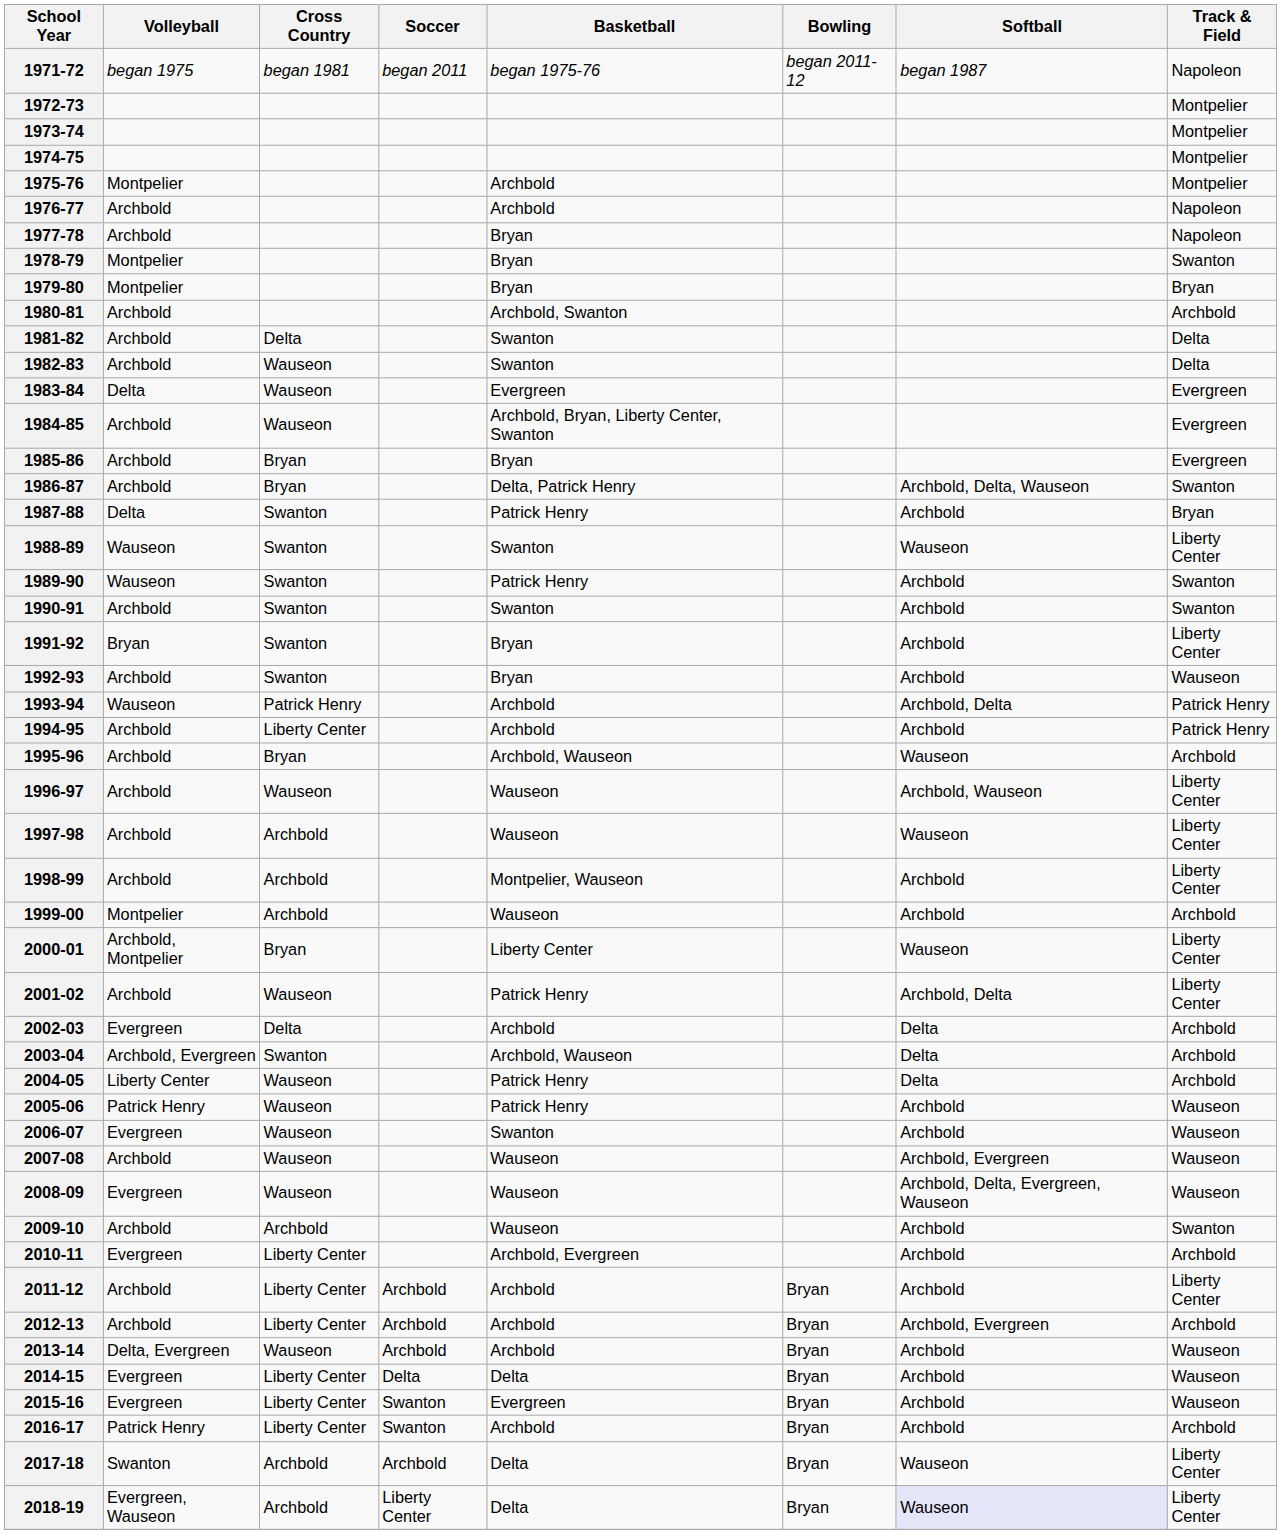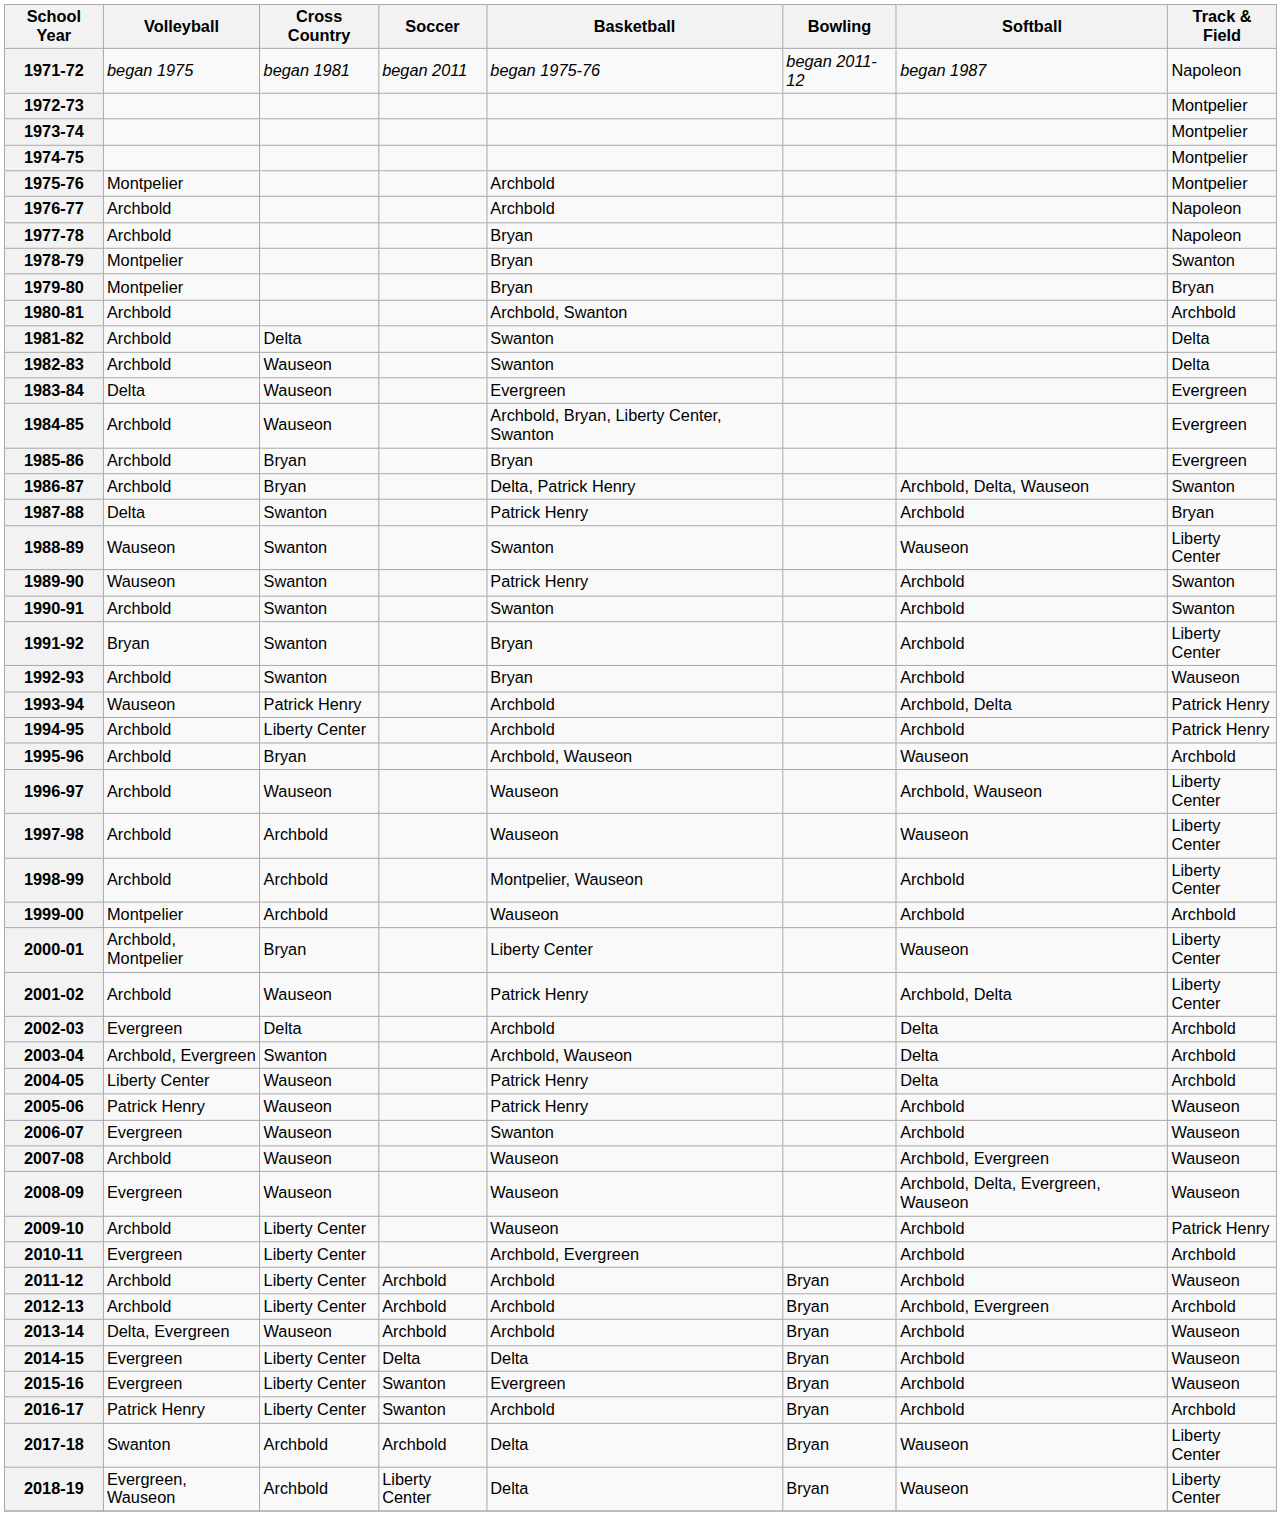(296, 1228) Archbold -> (315, 1228) Liberty Center
(1203, 1228) Swanton -> (1220, 1228) Patrick Henry
(1196, 1289) Liberty Center -> (1206, 1280) Wauseon
(934, 1507) lavender background -> (934, 1489) no background
